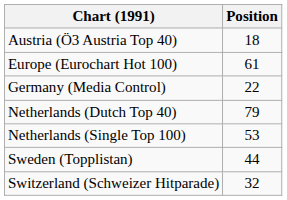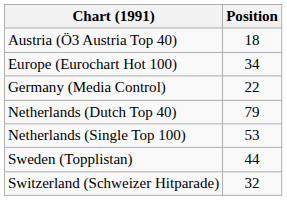(252, 64) 61 -> (252, 64) 34
